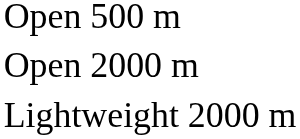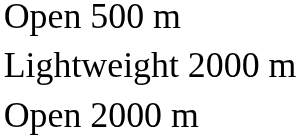rows swapped: (101, 65) <-> (150, 114)
